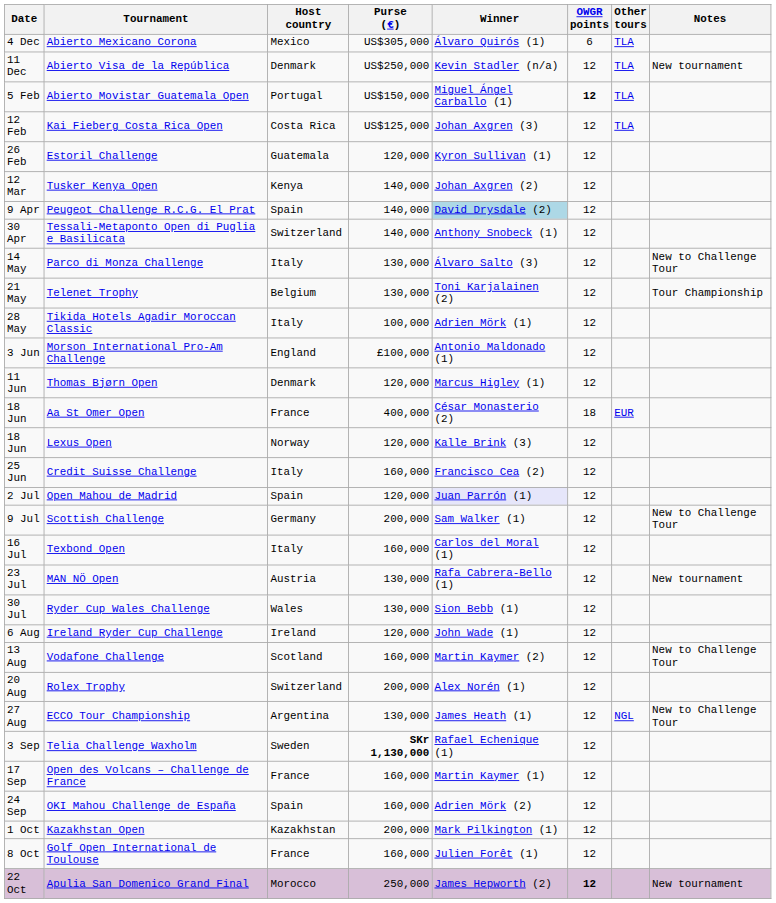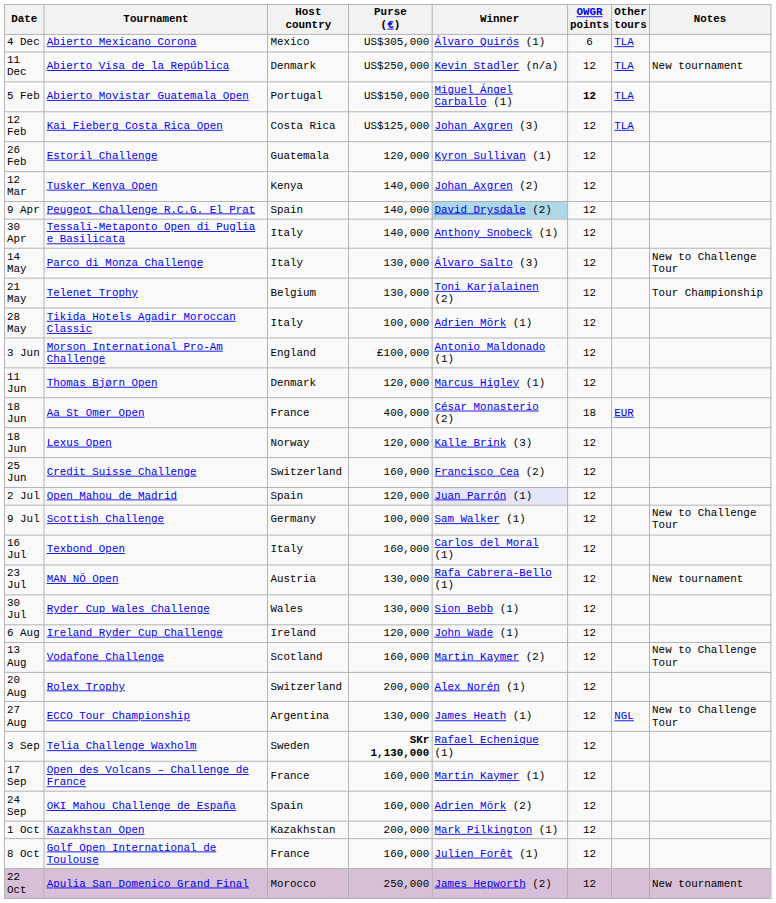(306, 234) Switzerland -> (287, 234) Italy
(287, 473) Italy -> (306, 473) Switzerland
(406, 520) 200,000 -> (406, 520) 100,000
(589, 884) bold -> (589, 884) normal
